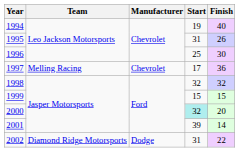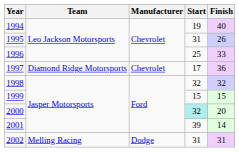(221, 54) 30 -> (221, 54) 33
(55, 69) Melling Racing -> (77, 69) Diamond Ridge Motorsports
(77, 140) Diamond Ridge Motorsports -> (55, 140) Melling Racing
(221, 140) 22 -> (221, 140) 31
